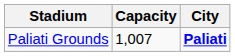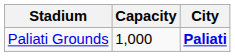(134, 39) 1,007 -> (134, 39) 1,000
